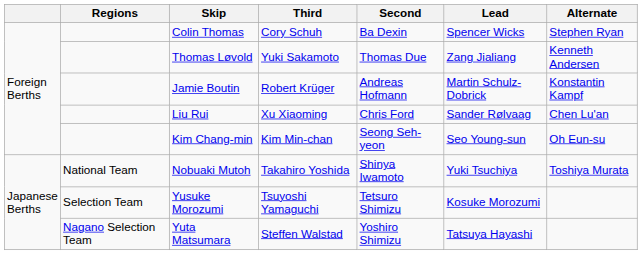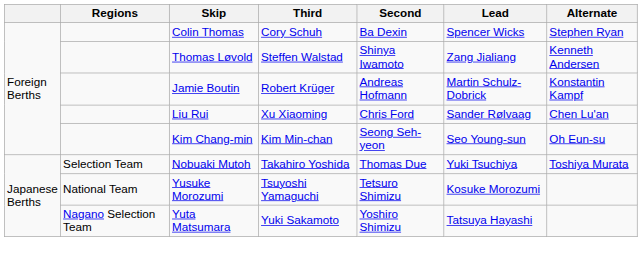(300, 57) Yuki Sakamoto -> (302, 57) Steffen Walstad
(393, 57) Thomas Due -> (382, 57) Shinya Iwamoto
(100, 170) National Team -> (103, 164) Selection Team
(382, 170) Shinya Iwamoto -> (393, 164) Thomas Due
(103, 202) Selection Team -> (100, 189) National Team
(302, 234) Steffen Walstad -> (300, 221) Yuki Sakamoto
